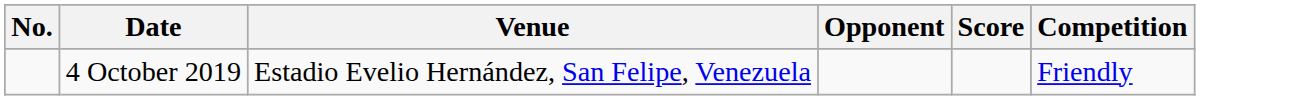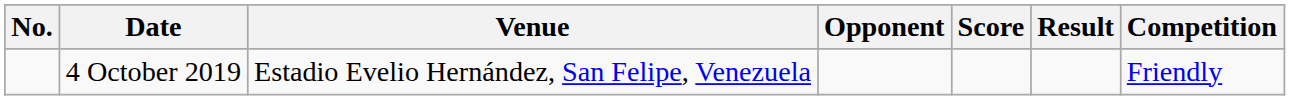+ column: (1076, 26)
